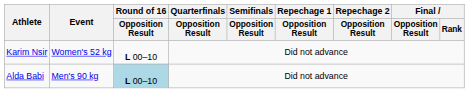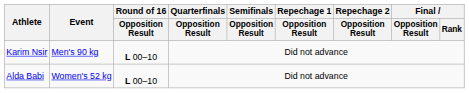(81, 53) Women's 52 kg -> (75, 53) Men's 90 kg
(75, 76) Men's 90 kg -> (81, 76) Women's 52 kg
(141, 81) lightblue background -> (141, 81) no background
